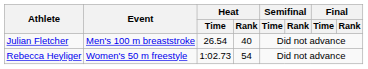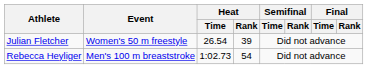(140, 41) Men's 100 m breaststroke -> (137, 41) Women's 50 m freestyle
(246, 41) 40 -> (246, 41) 39
(137, 56) Women's 50 m freestyle -> (140, 56) Men's 100 m breaststroke
